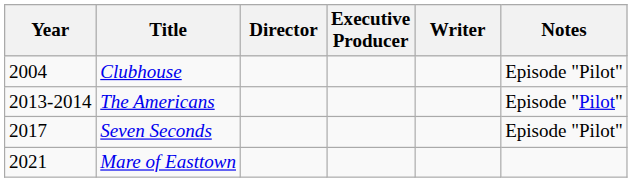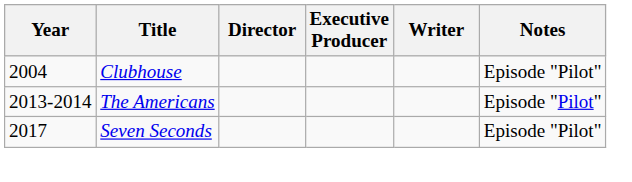- row: (168, 161)
